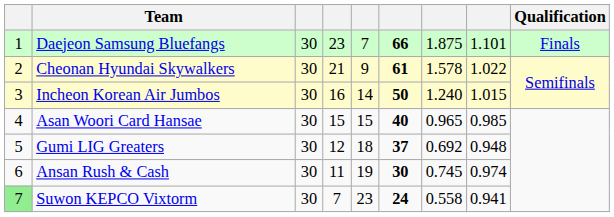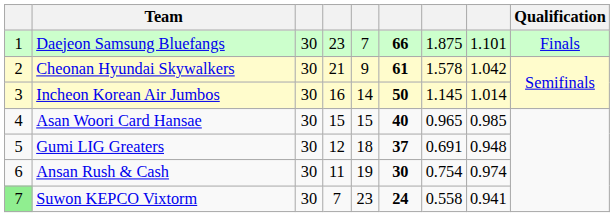(488, 69) 1.022 -> (488, 69) 1.042
(444, 95) 1.240 -> (444, 95) 1.145
(488, 95) 1.015 -> (488, 95) 1.014
(444, 146) 0.692 -> (444, 146) 0.691
(444, 172) 0.745 -> (444, 172) 0.754
